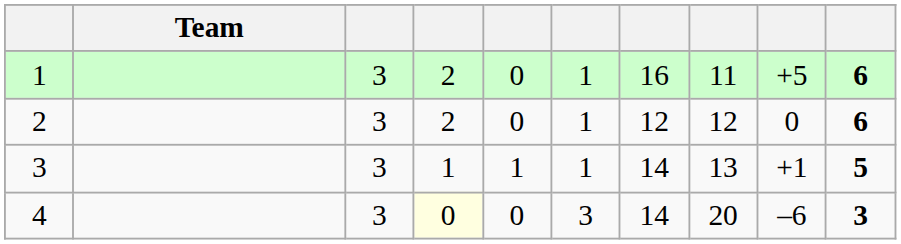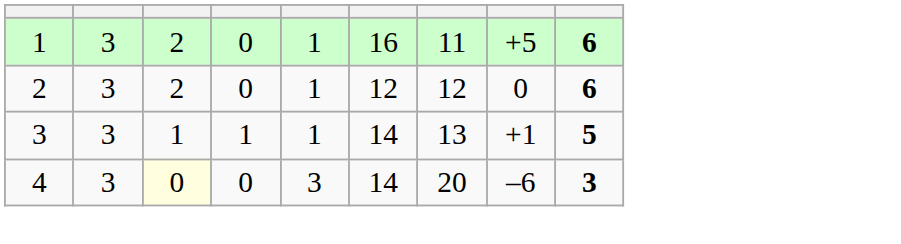- column: (209, 27)
